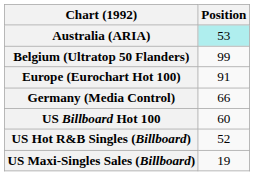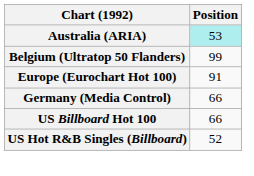(224, 118) 60 -> (215, 118) 66
- row: (101, 160)
